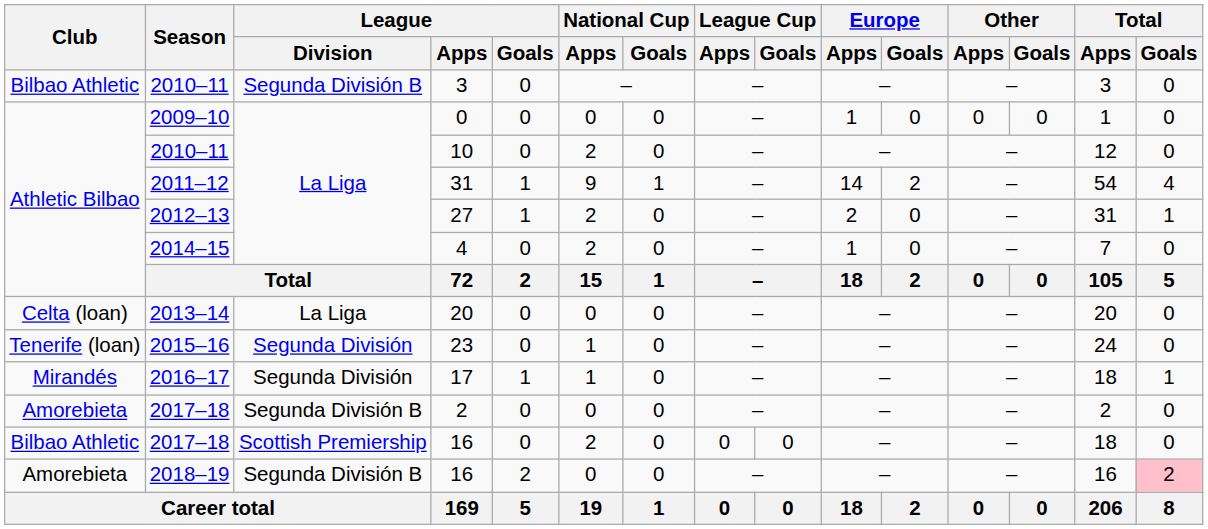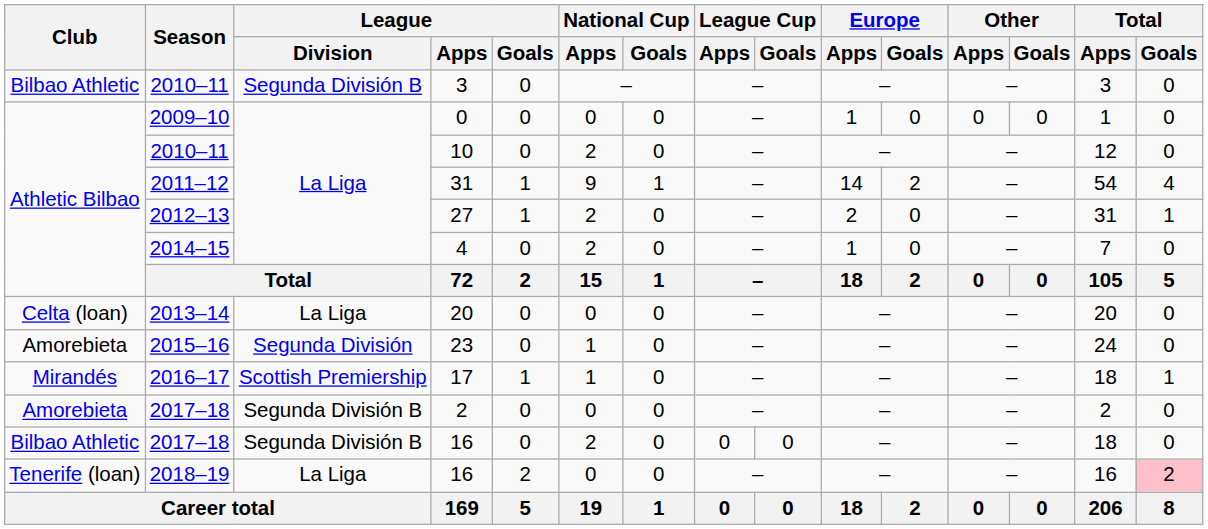(75, 345) Tenerife (loan) -> (75, 345) Amorebieta
(333, 378) Segunda División -> (333, 378) Scottish Premiership
(333, 442) Scottish Premiership -> (333, 442) Segunda División B
(75, 475) Amorebieta -> (75, 475) Tenerife (loan)
(333, 475) Segunda División B -> (333, 475) La Liga
